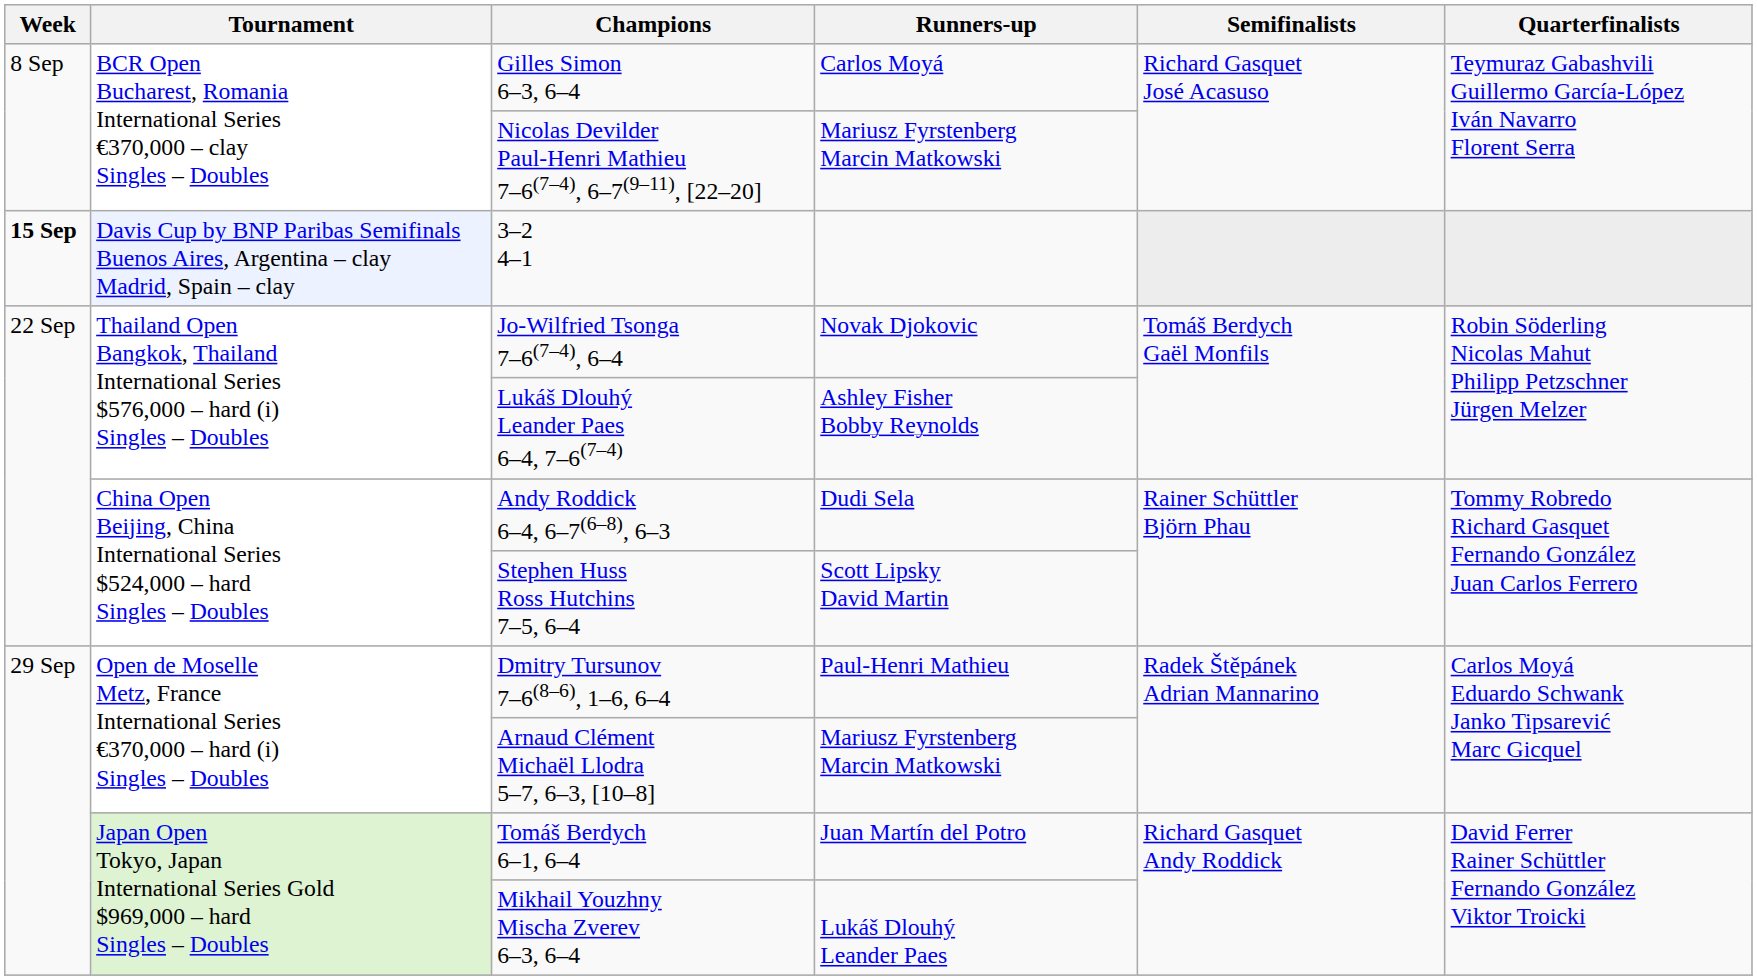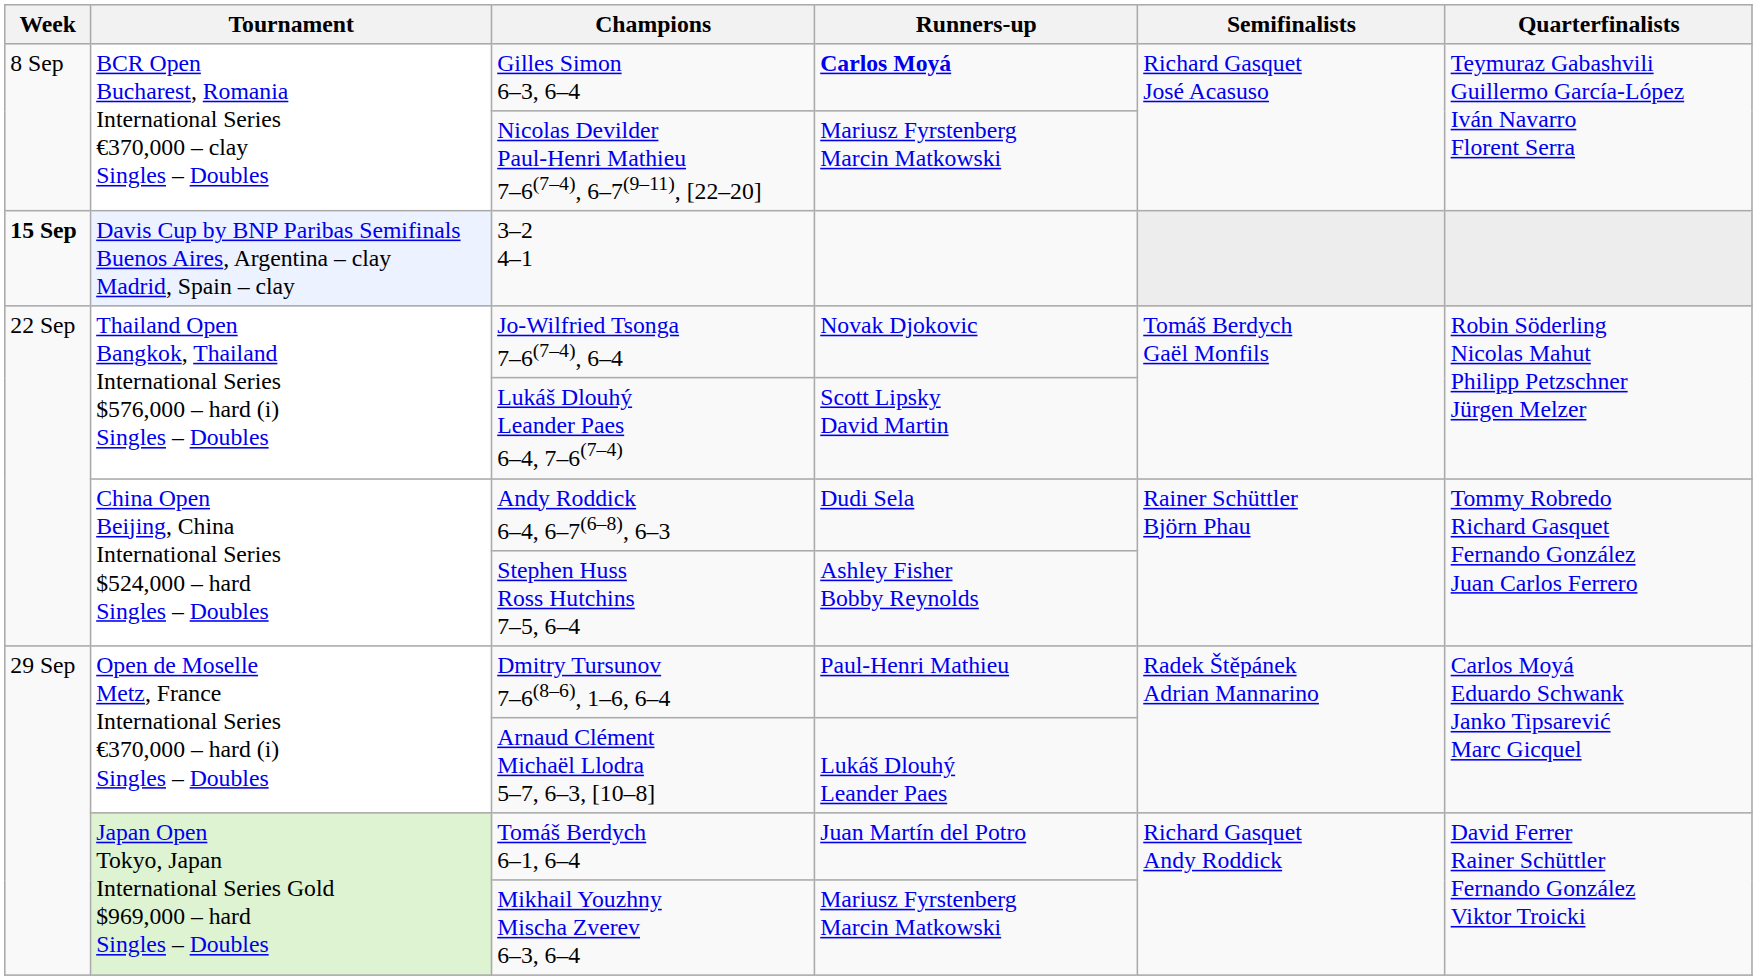(882, 63) normal -> (886, 63) bold
(900, 411) Ashley Fisher Bobby Reynolds -> (884, 411) Scott Lipsky David Martin
(884, 583) Scott Lipsky David Martin -> (900, 583) Ashley Fisher Bobby Reynolds
(918, 751) Mariusz Fyrstenberg Marcin Matkowski -> (888, 779) Lukáš Dlouhý Leander Paes
(888, 941) Lukáš Dlouhý Leander Paes -> (918, 913) Mariusz Fyrstenberg Marcin Matkowski
